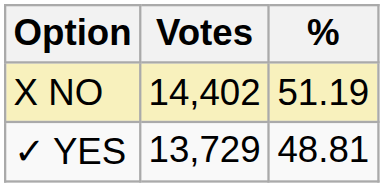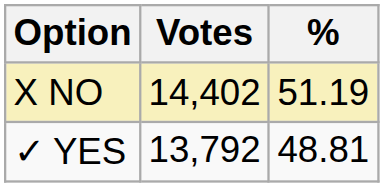(205, 150) 13,729 -> (205, 150) 13,792
